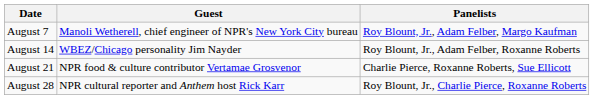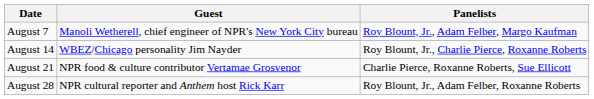(472, 49) Roy Blount, Jr., Adam Felber, Roxanne Roberts -> (475, 49) Roy Blount, Jr., Charlie Pierce, Roxanne Roberts
(475, 85) Roy Blount, Jr., Charlie Pierce, Roxanne Roberts -> (472, 85) Roy Blount, Jr., Adam Felber, Roxanne Roberts
